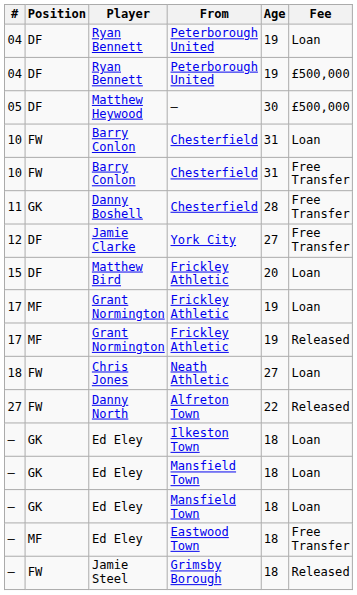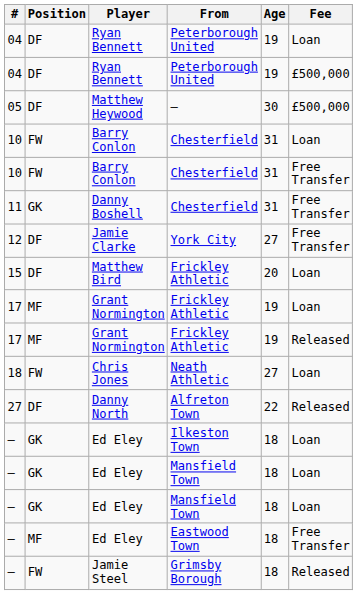(271, 207) 28 -> (271, 207) 31
(35, 407) FW -> (35, 407) DF
